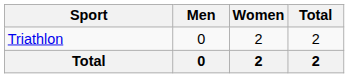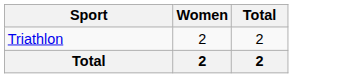- column: (201, 15)
